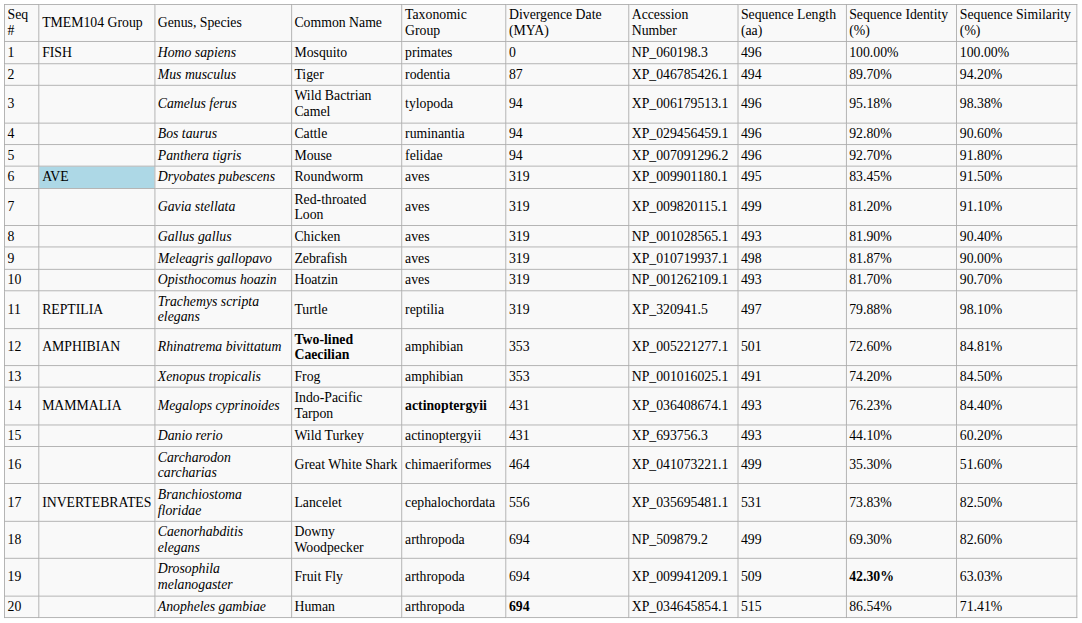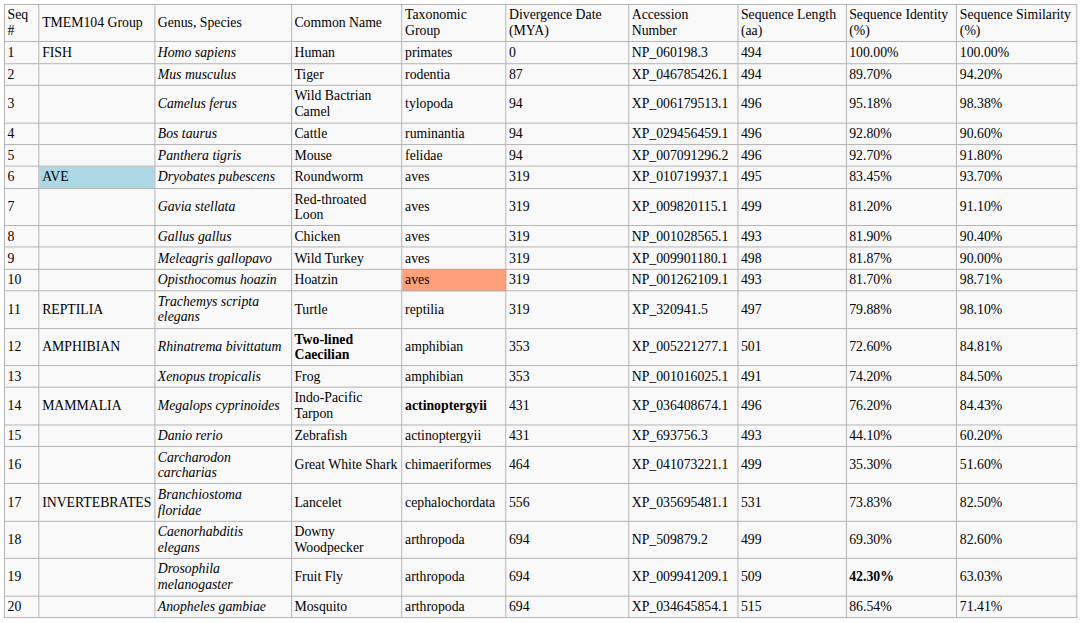(321, 52) Mosquito -> (315, 52) Human
(751, 52) 496 -> (751, 52) 494
(680, 177) XP_009901180.1 -> (680, 177) XP_010719937.1
(981, 177) 91.50% -> (981, 177) 93.70%
(321, 258) Zebrafish -> (329, 258) Wild Turkey
(680, 258) XP_010719937.1 -> (680, 258) XP_009901180.1
(417, 280) no background -> (417, 280) lightsalmon background
(981, 280) 90.70% -> (981, 280) 98.71%
(751, 406) 493 -> (751, 406) 496
(870, 406) 76.23% -> (870, 406) 76.20%
(981, 406) 84.40% -> (981, 406) 84.43%
(329, 435) Wild Turkey -> (321, 435) Zebrafish
(315, 606) Human -> (321, 606) Mosquito
(519, 606) bold -> (519, 606) normal
